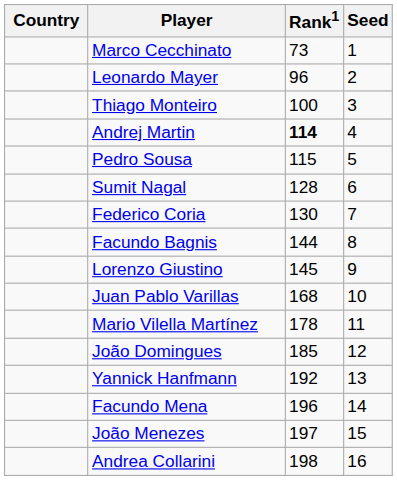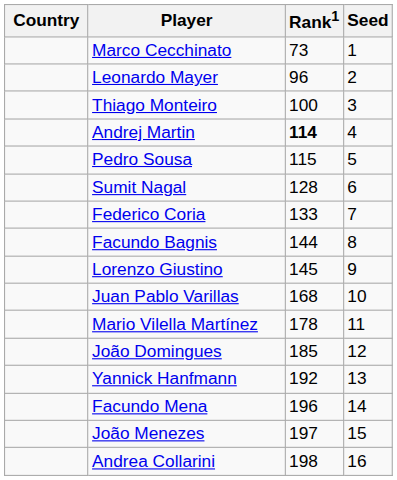(303, 214) 130 -> (303, 214) 133
